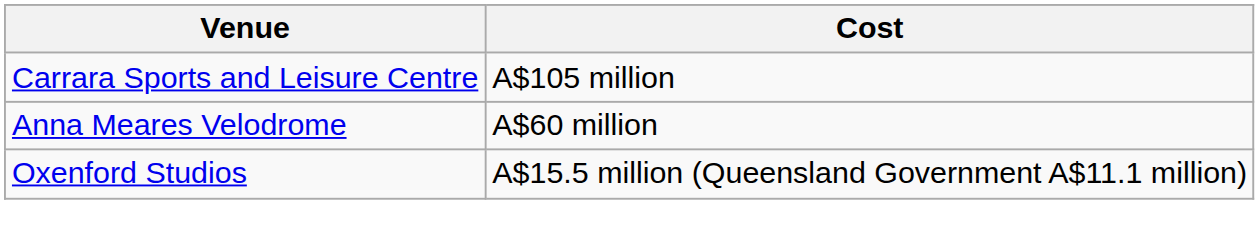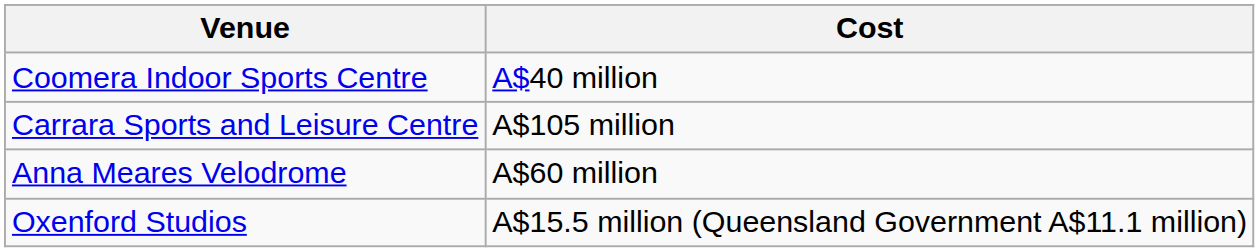+ row: (220, 76)
